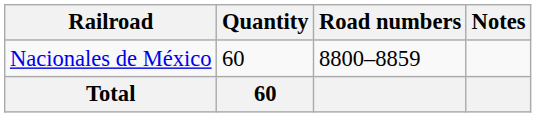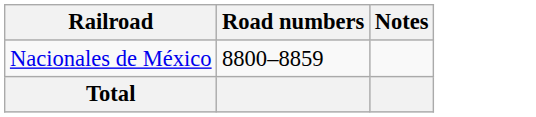- column: (265, 22)
